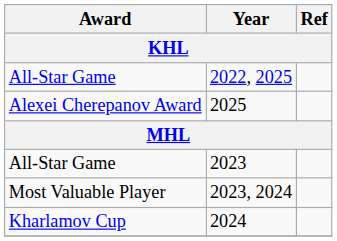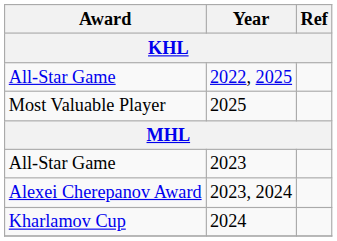(105, 105) Alexei Cherepanov Award -> (87, 105) Most Valuable Player
(87, 192) Most Valuable Player -> (105, 192) Alexei Cherepanov Award
